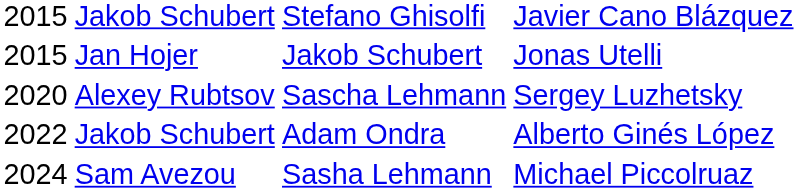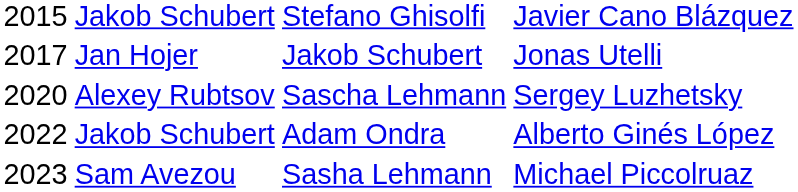(35, 55) 2015 -> (35, 55) 2017
(35, 174) 2024 -> (35, 174) 2023
